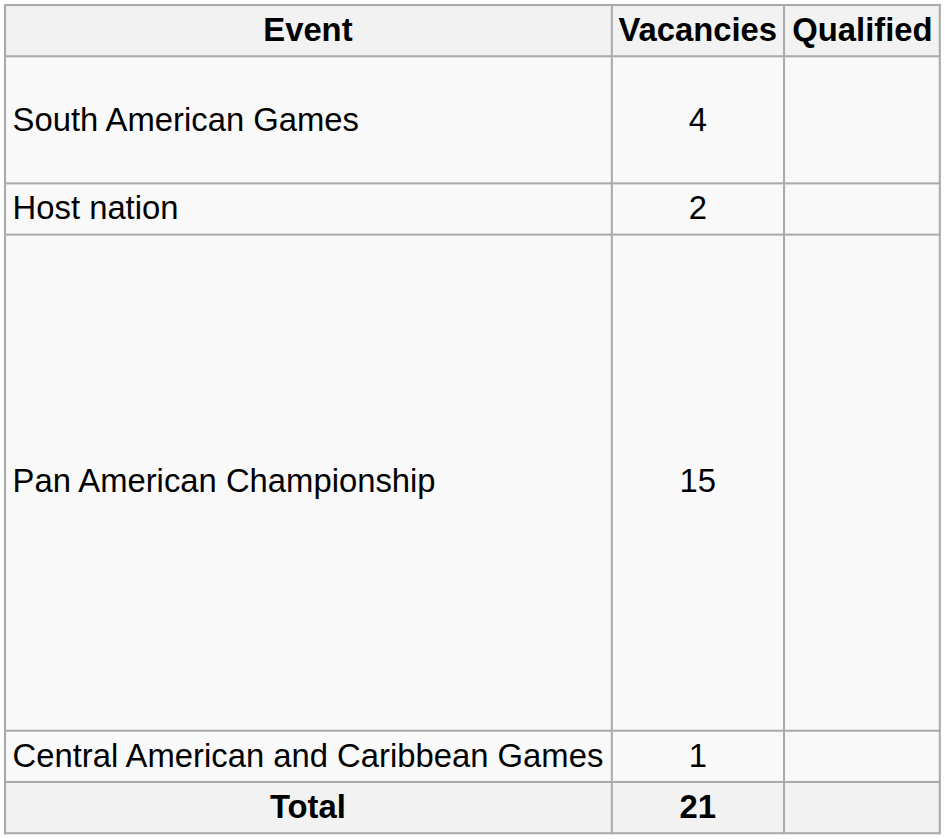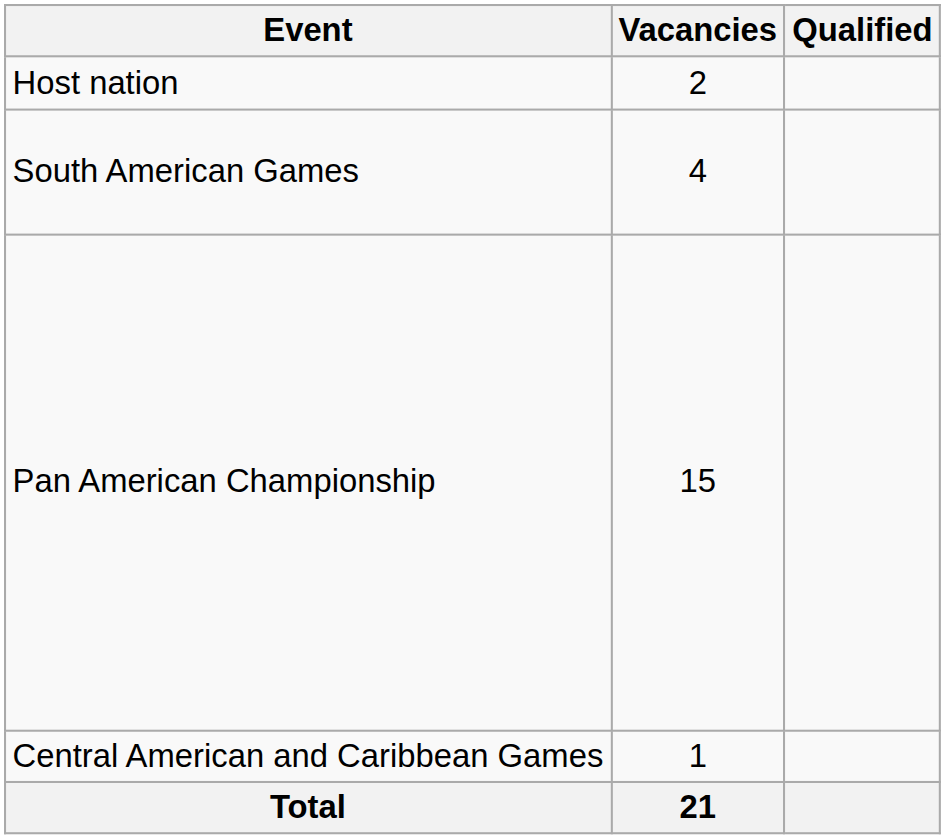rows swapped: (96, 208) <-> (186, 119)
